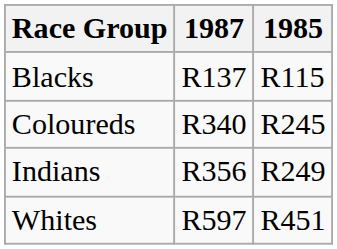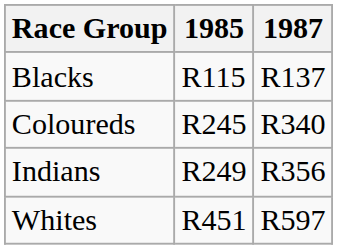columns swapped: (293, 28) <-> (214, 28)
